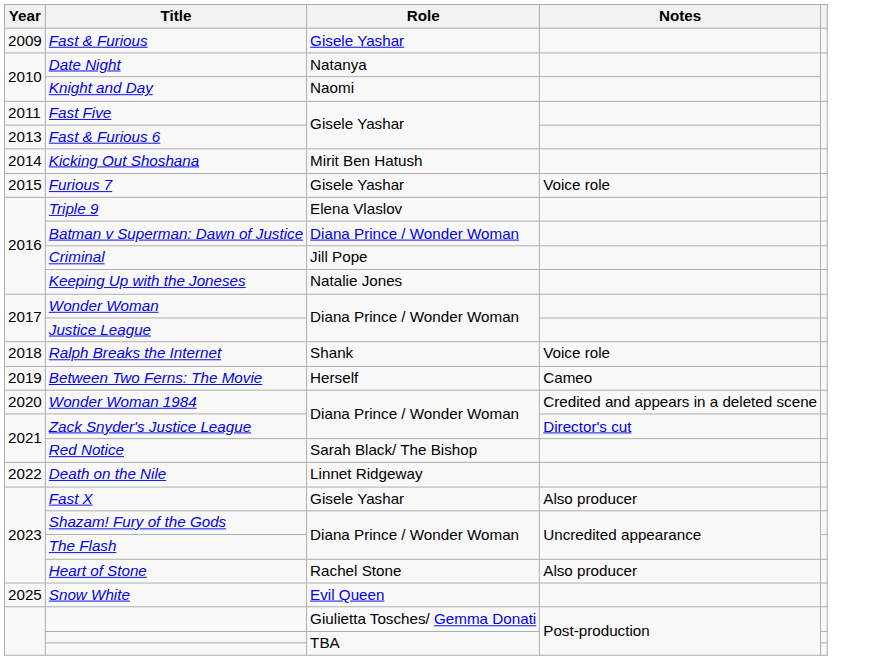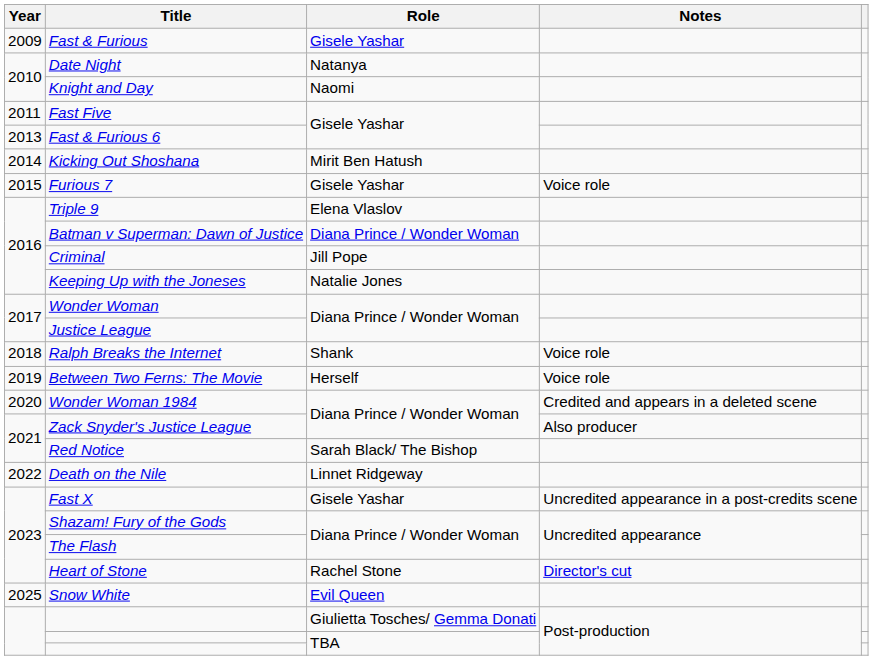(568, 378) Cameo -> (577, 378) Voice role
(587, 426) Director's cut -> (590, 426) Also producer
(590, 498) Also producer -> (700, 498) Uncredited appearance in a post-credits scene
(590, 570) Also producer -> (587, 570) Director's cut
